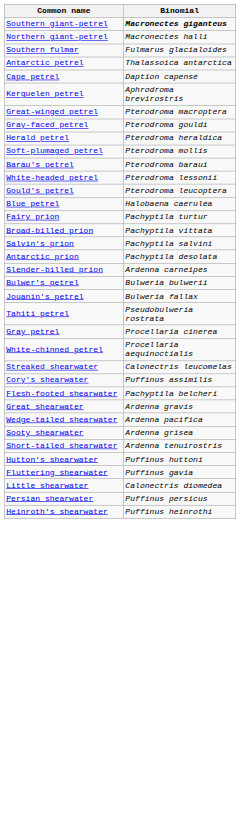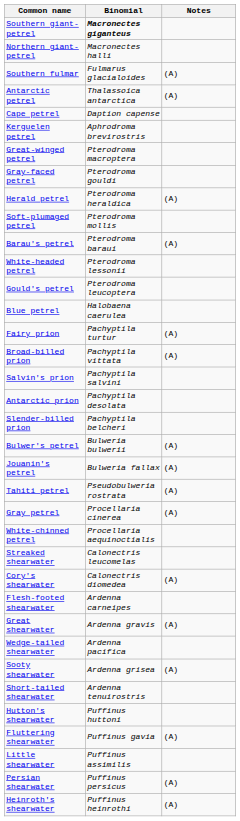+ column: (199, 11)
(166, 270) Ardenna carneipes -> (111, 423) Pachyptila belcheri
(169, 380) Puffinus assimilis -> (114, 580) Calonectris diomedea
(171, 393) Pachyptila belcheri -> (109, 603) Ardenna carneipes
(174, 485) Calonectris diomedea -> (109, 760) Puffinus assimilis
